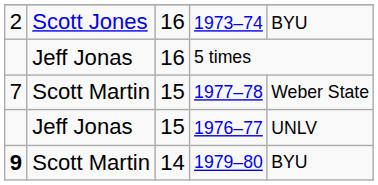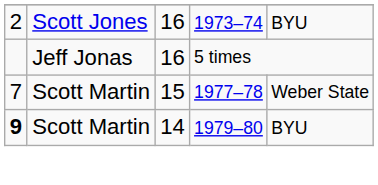- row: (228, 127)
